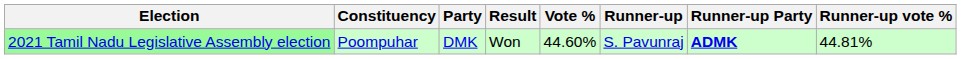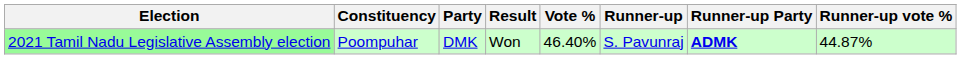(570, 41) 44.60% -> (570, 41) 46.40%
(846, 41) 44.81% -> (846, 41) 44.87%
